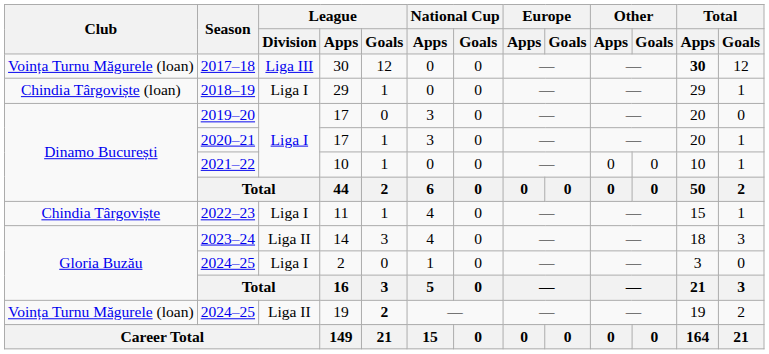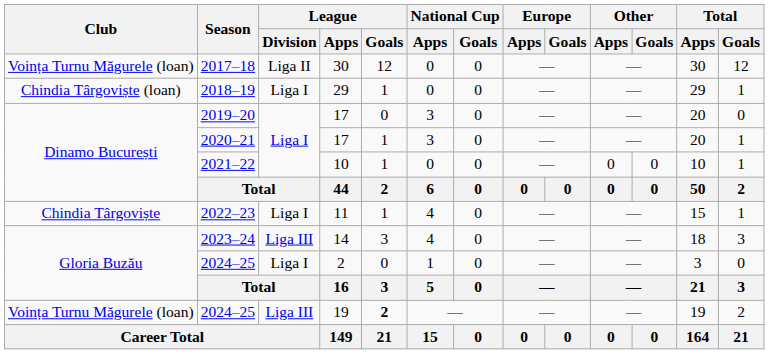(289, 66) Liga III -> (289, 66) Liga II
(698, 66) bold -> (698, 66) normal
(289, 238) Liga II -> (289, 238) Liga III
(289, 312) Liga II -> (289, 312) Liga III
